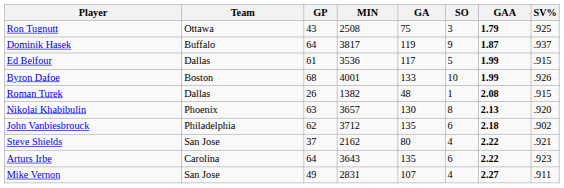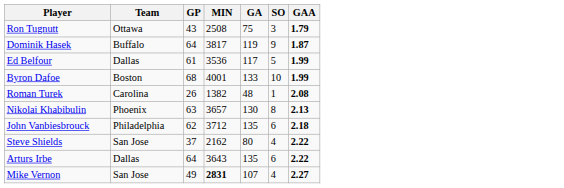- column: (545, 12)
(197, 93) Dallas -> (131, 93) Carolina
(202, 158) Carolina -> (126, 158) Dallas
(350, 175) normal -> (216, 175) bold
